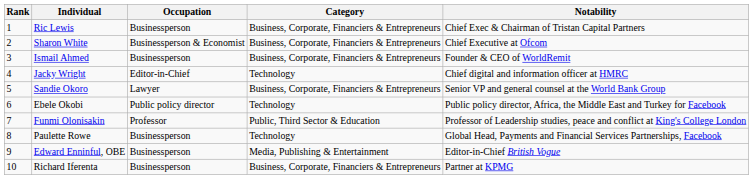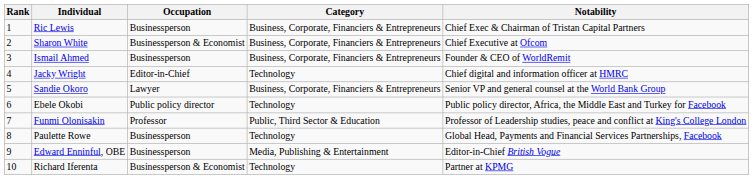(160, 167) Businessperson -> (187, 167) Businessperson & Economist
(345, 167) Business, Corporate, Financiers & Entrepreneurs -> (272, 167) Technology
